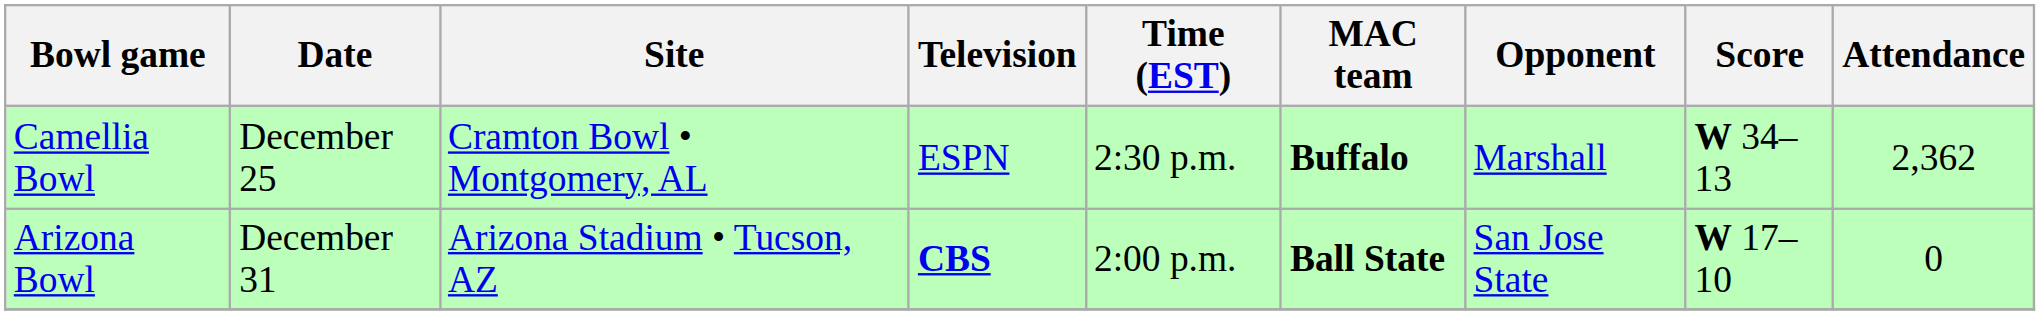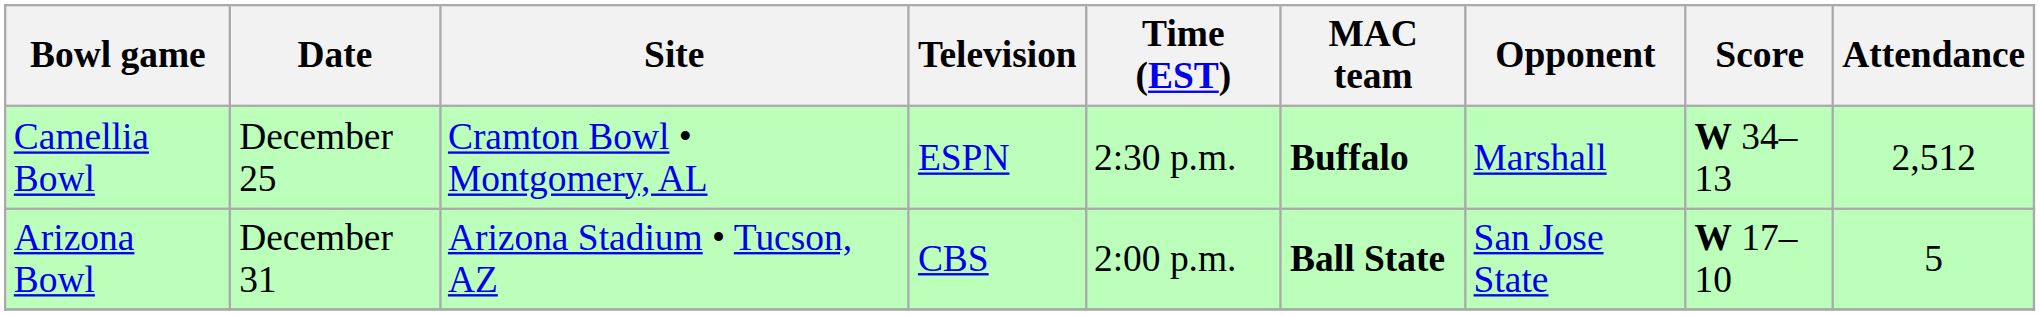(1934, 156) 2,362 -> (1934, 156) 2,512
(954, 258) bold -> (953, 258) normal
(1934, 258) 0 -> (1934, 258) 5
